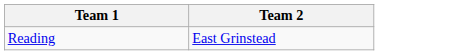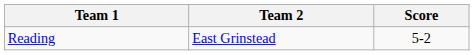+ column: (421, 15)
